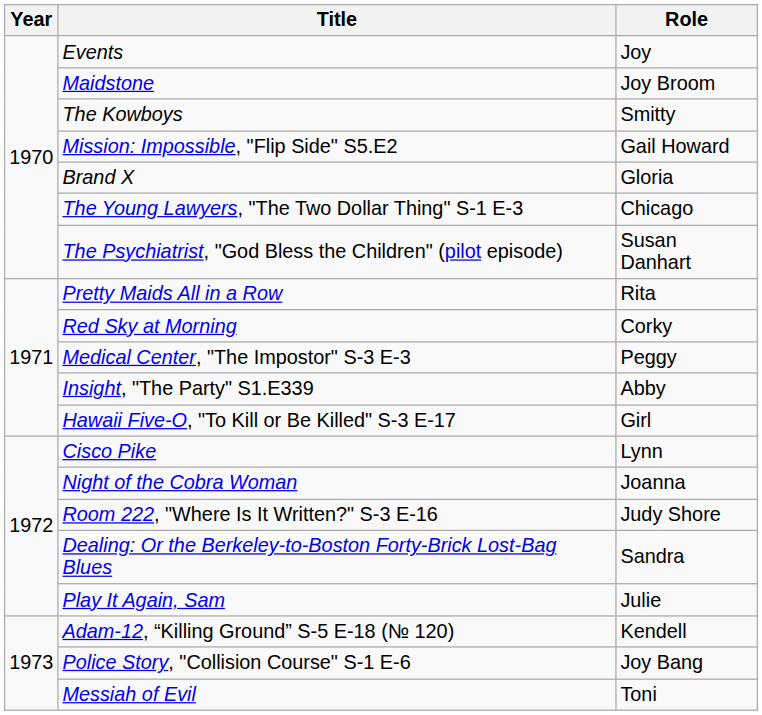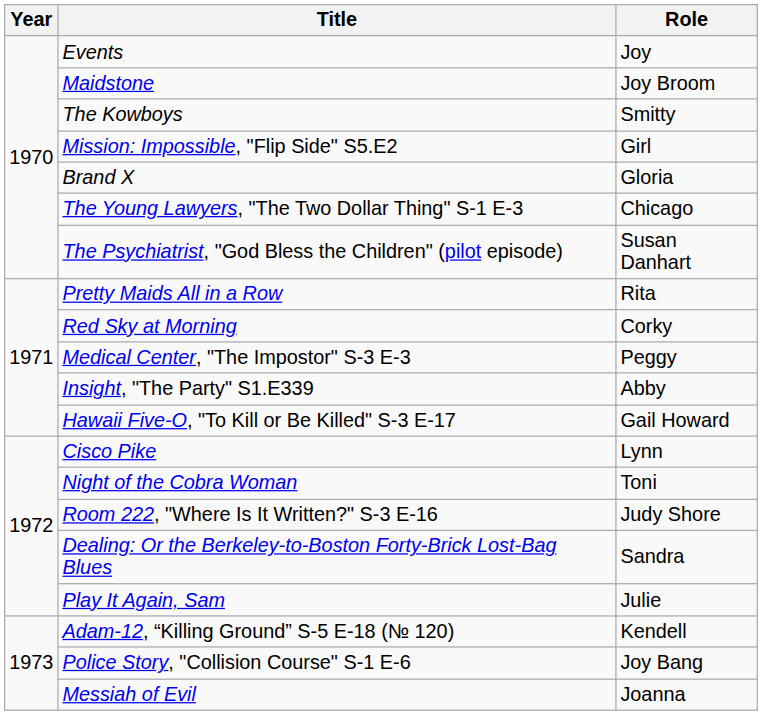(675, 146) Gail Howard -> (636, 146) Girl
(636, 420) Girl -> (675, 420) Gail Howard
(653, 483) Joanna -> (639, 483) Toni
(639, 694) Toni -> (653, 694) Joanna
